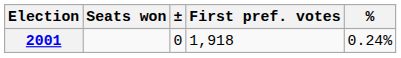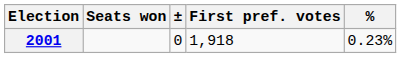(370, 41) 0.24% -> (370, 41) 0.23%
